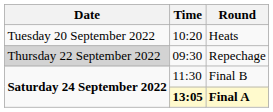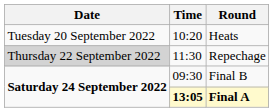(187, 55) 09:30 -> (187, 55) 11:30
(187, 76) 11:30 -> (187, 76) 09:30
